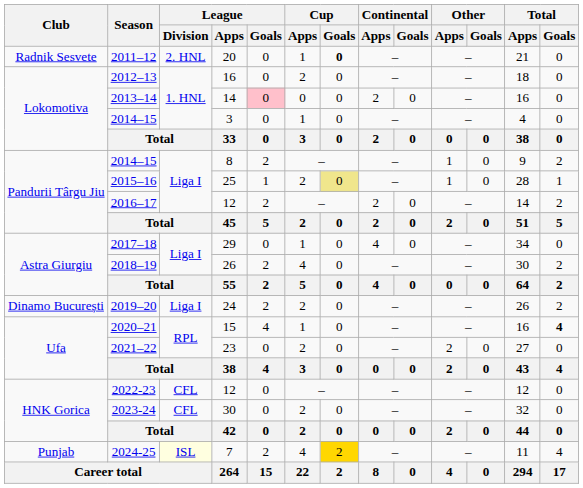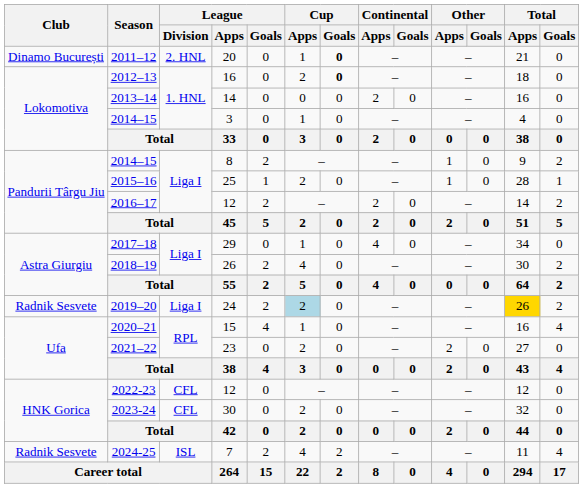(56, 56) Radnik Sesvete -> (56, 56) Dinamo București
(339, 77) normal -> (339, 77) bold
(266, 98) pink background -> (266, 98) no background
(339, 181) khaki background -> (339, 181) no background
(56, 306) Dinamo București -> (56, 306) Radnik Sesvete
(303, 306) no background -> (303, 306) lightblue background
(523, 306) no background -> (523, 306) gold background
(559, 327) bold -> (559, 327) normal
(56, 451) Punjab -> (56, 451) Radnik Sesvete
(186, 451) lightyellow background -> (186, 451) no background
(339, 451) gold background -> (339, 451) no background
